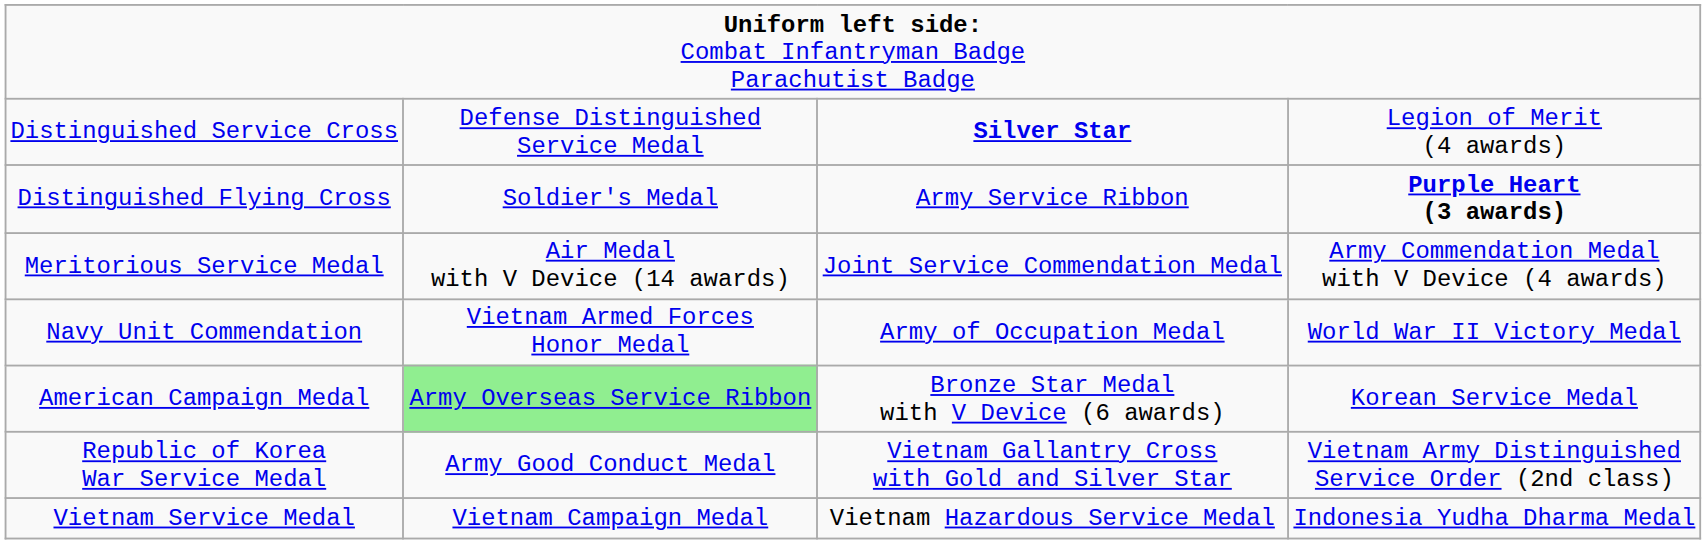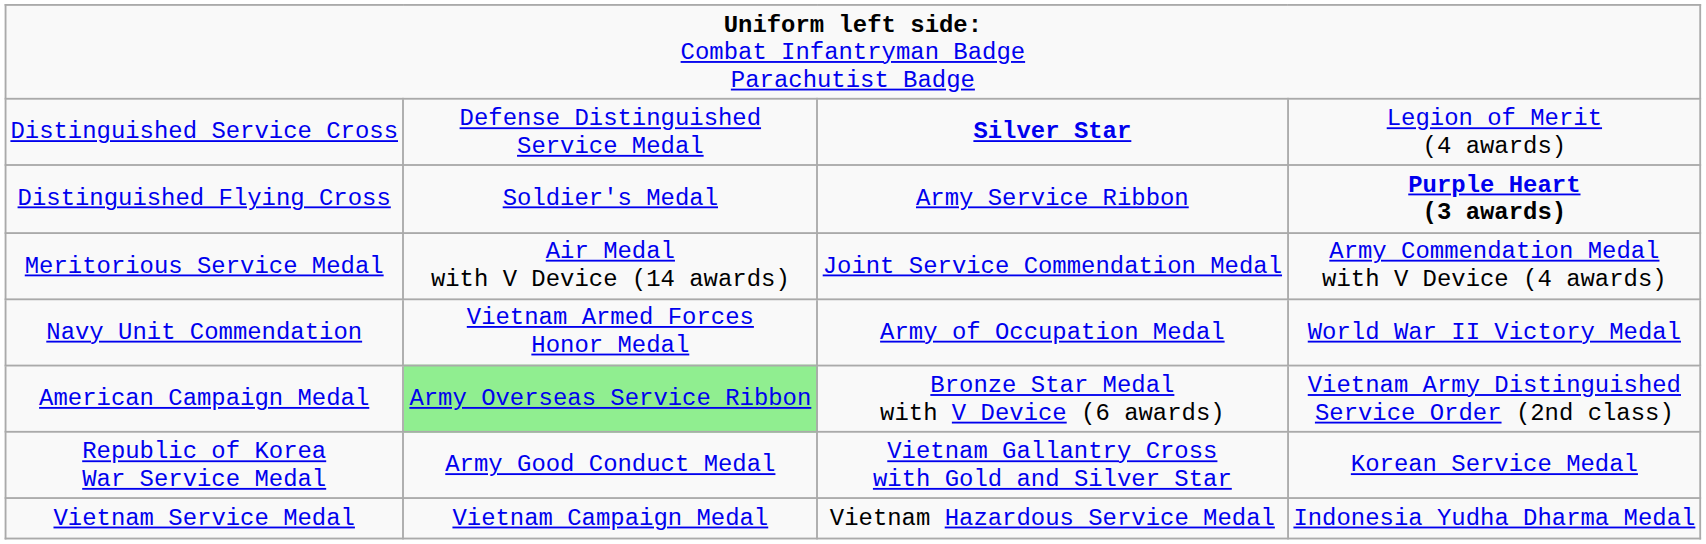(1494, 399) Korean Service Medal -> (1494, 399) Vietnam Army Distinguished Service Order (2nd class)
(1494, 465) Vietnam Army Distinguished Service Order (2nd class) -> (1494, 465) Korean Service Medal
